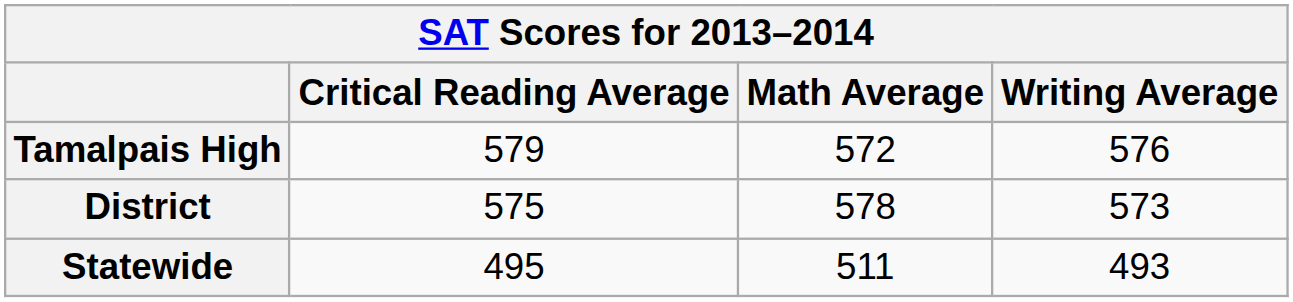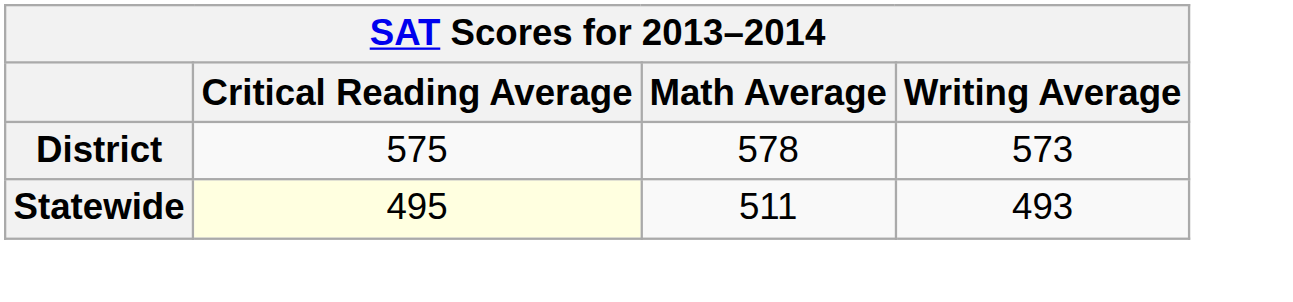- row: (148, 149)
(514, 265) no background -> (417, 207) lightyellow background
